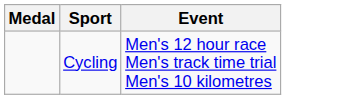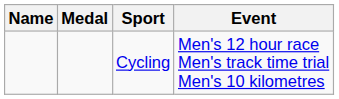+ column: (31, 18)
